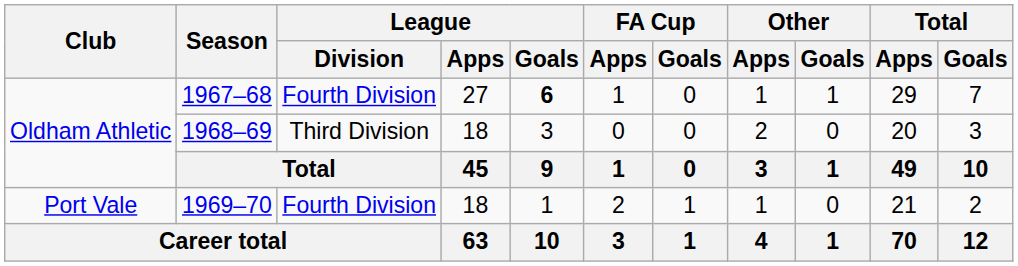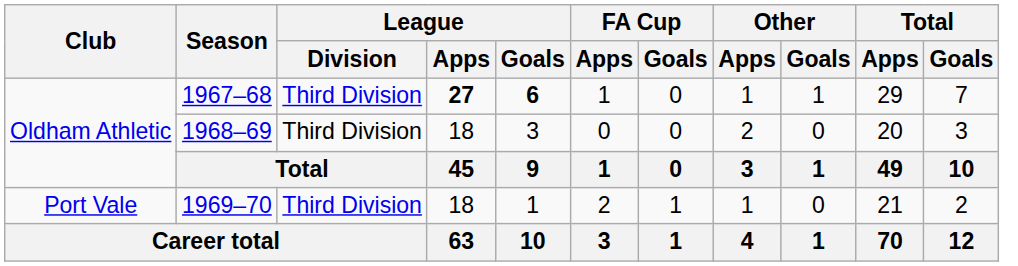(359, 95) Fourth Division -> (352, 95) Third Division
(475, 95) normal -> (461, 95) bold
(359, 205) Fourth Division -> (352, 205) Third Division
